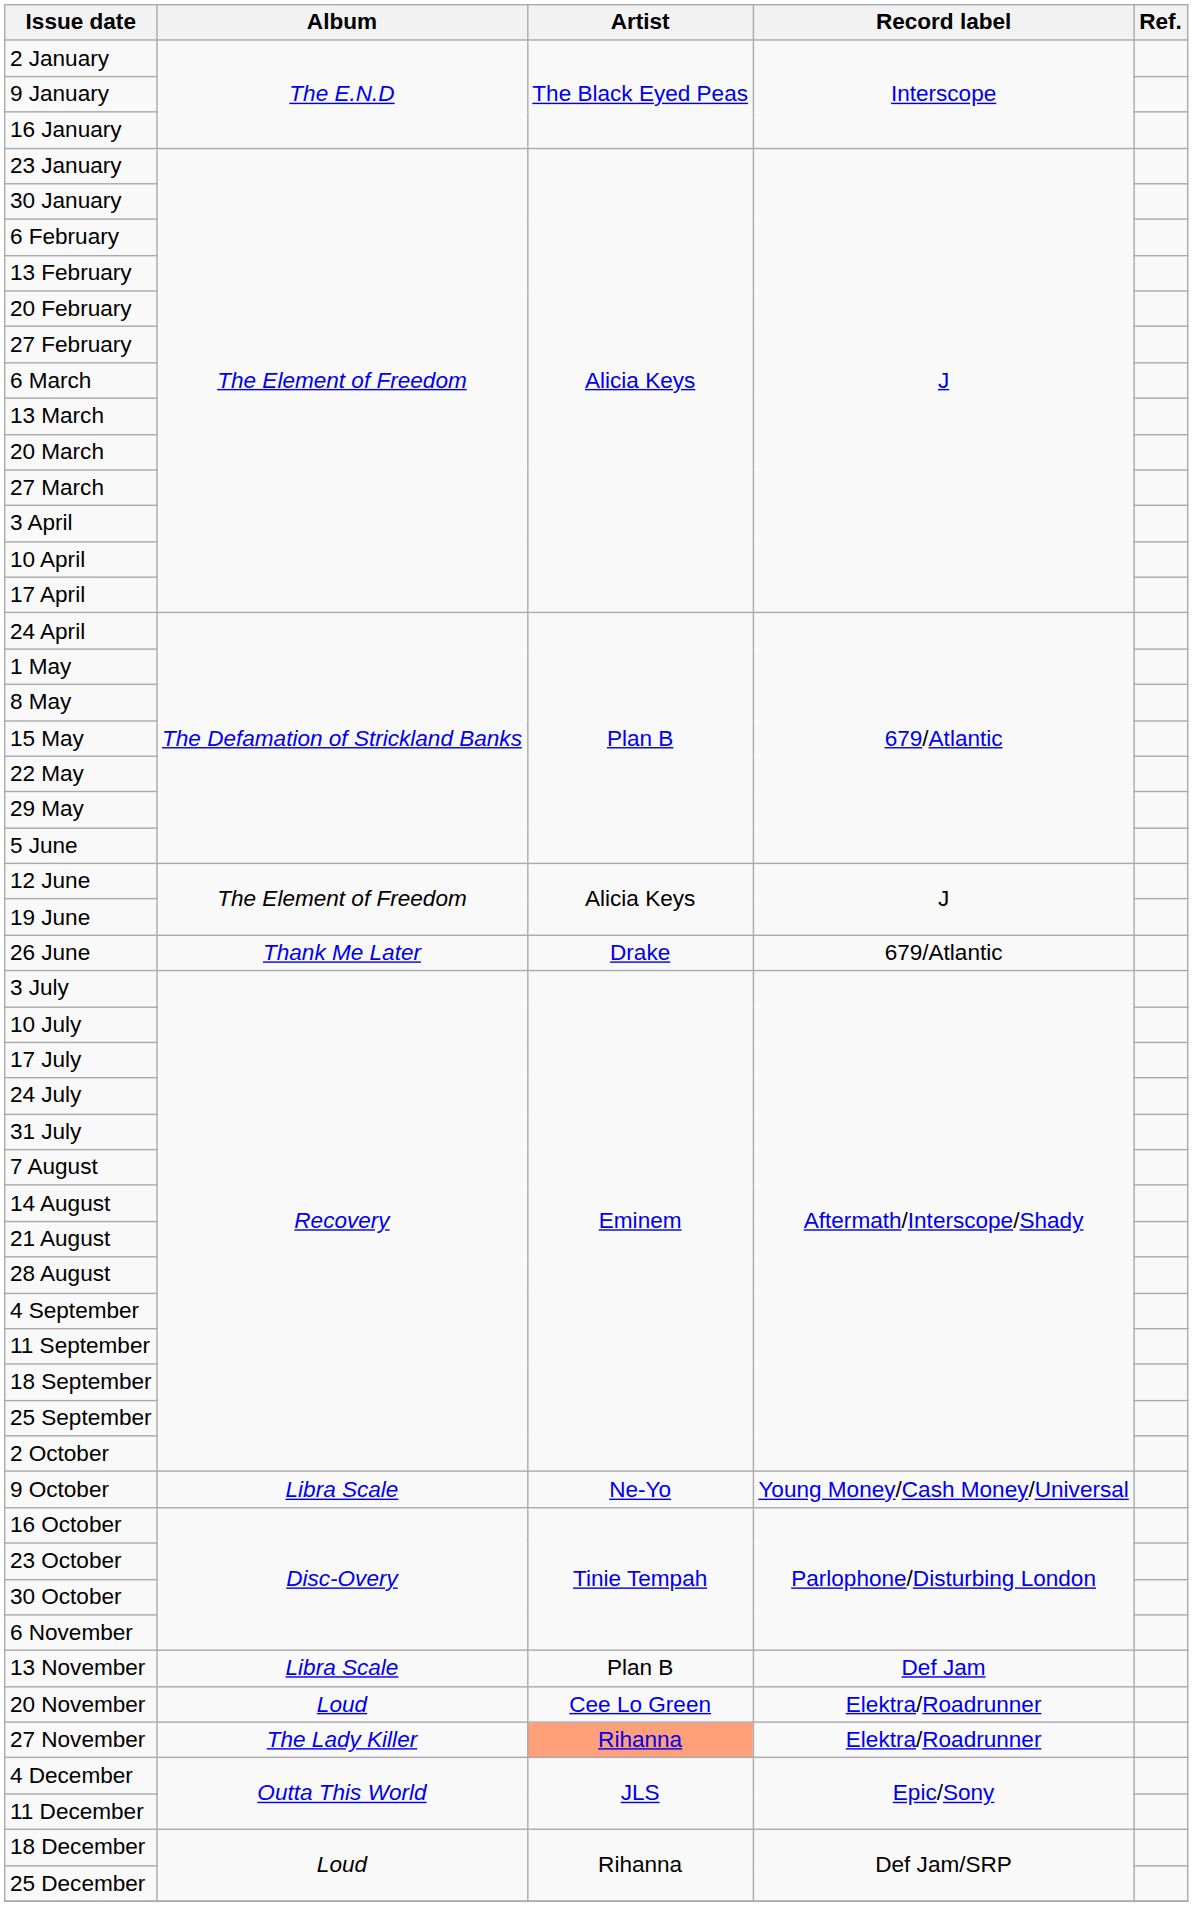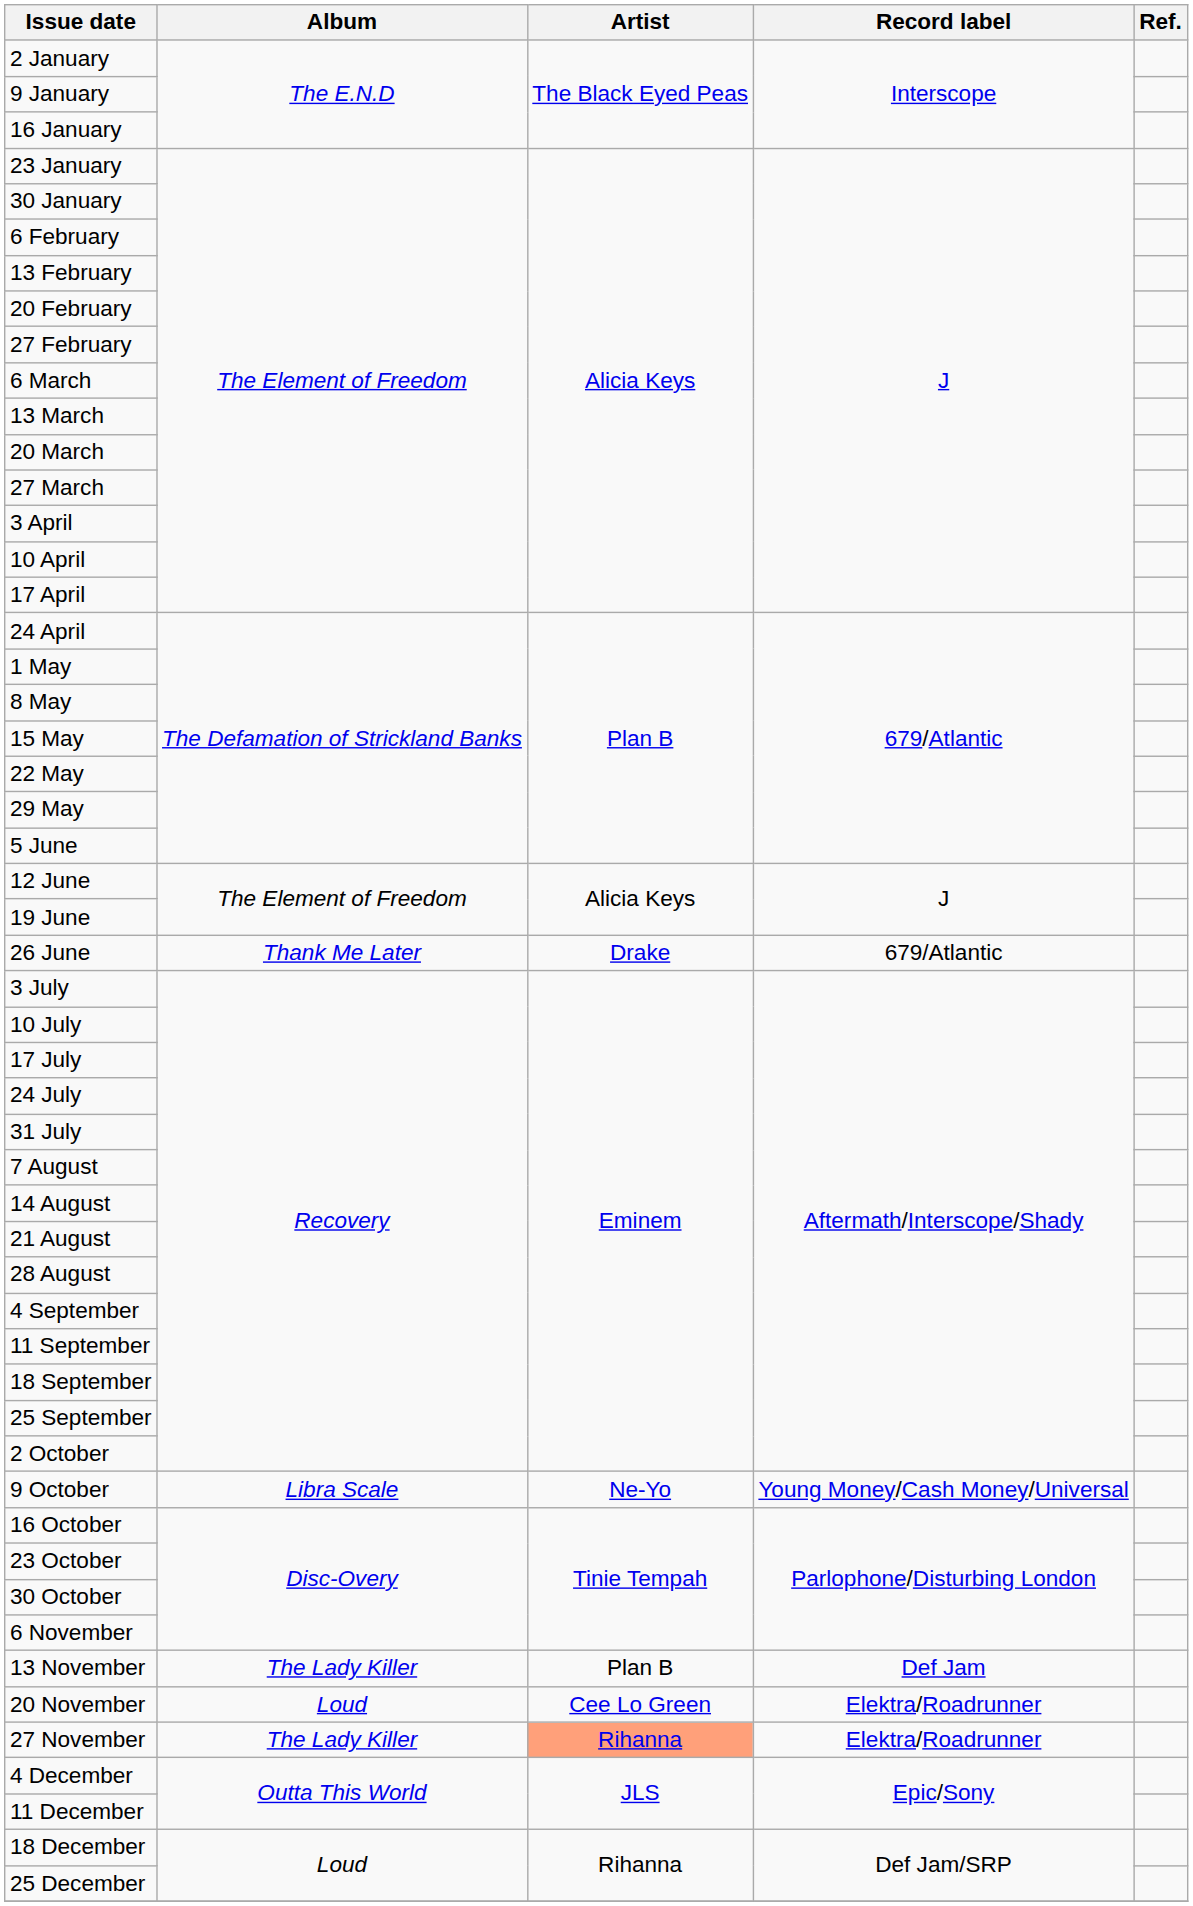(342, 1668) Libra Scale -> (342, 1668) The Lady Killer
